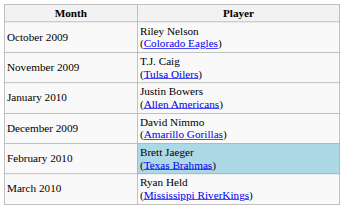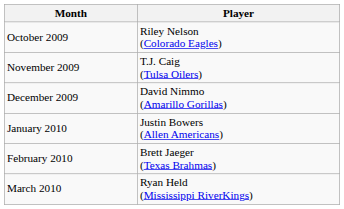rows swapped: (43, 128) <-> (37, 98)
(178, 158) lightblue background -> (178, 158) no background
